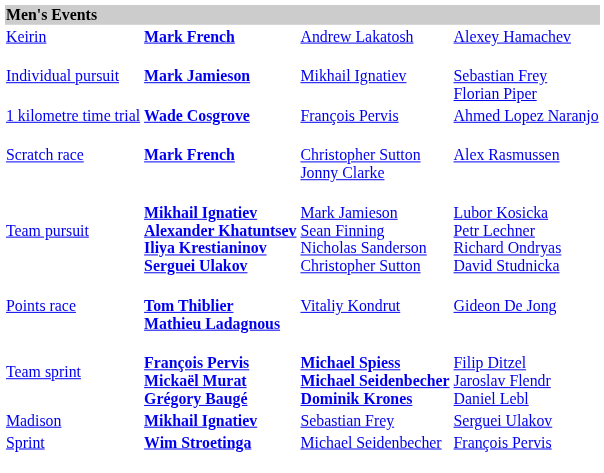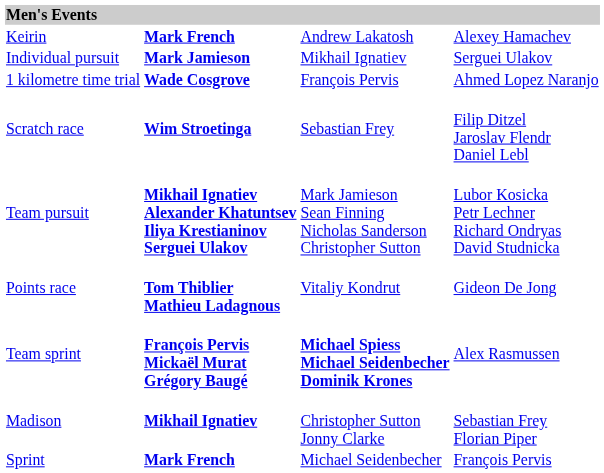(500, 85) Sebastian Frey Florian Piper -> (503, 58) Serguei Ulakov
(189, 155) Mark French -> (198, 128) Wim Stroetinga
(361, 164) Christopher Sutton Jonny Clarke -> (347, 128) Sebastian Frey
(507, 155) Alex Rasmussen -> (502, 137) Filip Ditzel Jaroslav Flendr Daniel Lebl
(502, 381) Filip Ditzel Jaroslav Flendr Daniel Lebl -> (507, 354) Alex Rasmussen
(347, 420) Sebastian Frey -> (361, 429) Christopher Sutton Jonny Clarke
(503, 420) Serguei Ulakov -> (500, 429) Sebastian Frey Florian Piper
(198, 442) Wim Stroetinga -> (189, 460) Mark French
